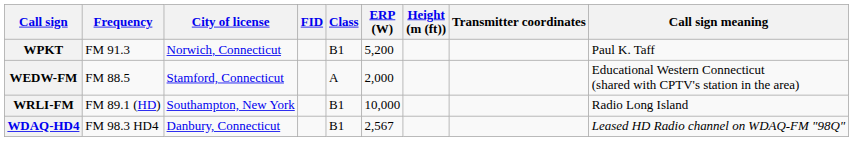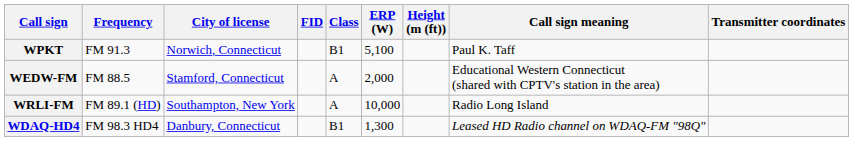columns swapped: (519, 22) <-> (719, 22)
(379, 49) 5,200 -> (379, 49) 5,100
(337, 105) B1 -> (334, 105) A
(379, 126) 2,567 -> (379, 126) 1,300
